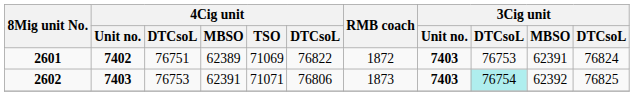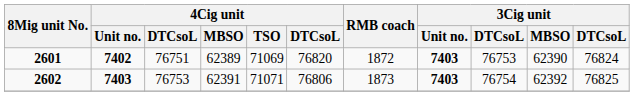(315, 58) 76822 -> (315, 58) 76820
(550, 58) 62391 -> (550, 58) 62390
(499, 79) paleturquoise background -> (499, 79) no background
